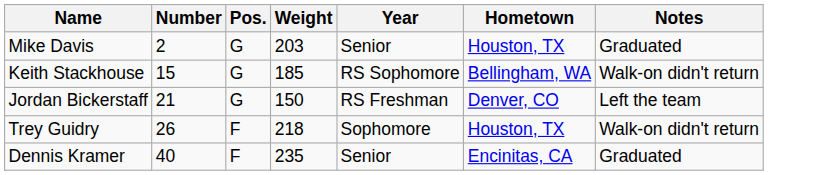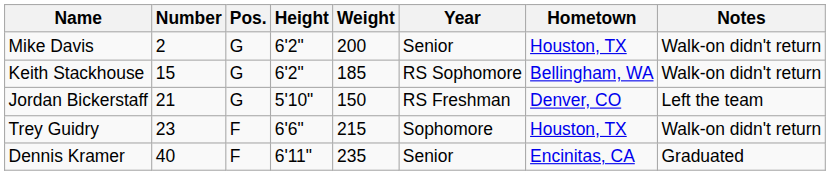+ column: (302, 18)
(289, 45) 203 -> (352, 45) 200
(640, 45) Graduated -> (741, 45) Walk-on didn't return
(166, 128) 26 -> (166, 128) 23
(289, 128) 218 -> (352, 128) 215
